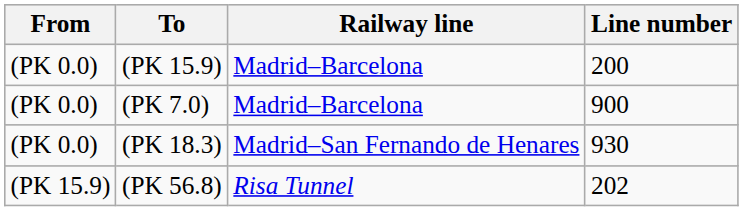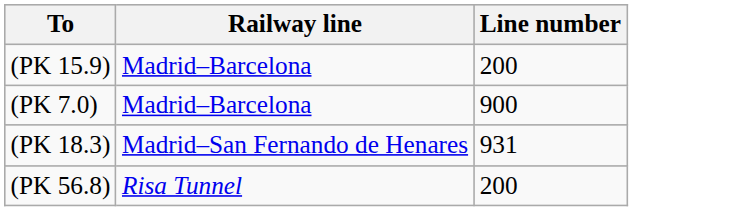- column: (60, 24)
(610, 144) 930 -> (499, 144) 931
(610, 184) 202 -> (499, 184) 200
